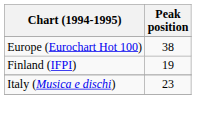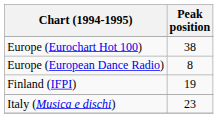+ row: (86, 65)
